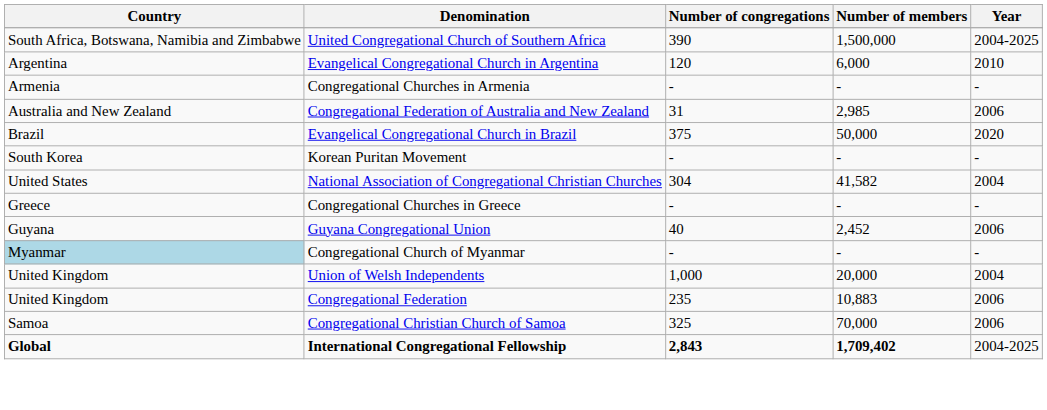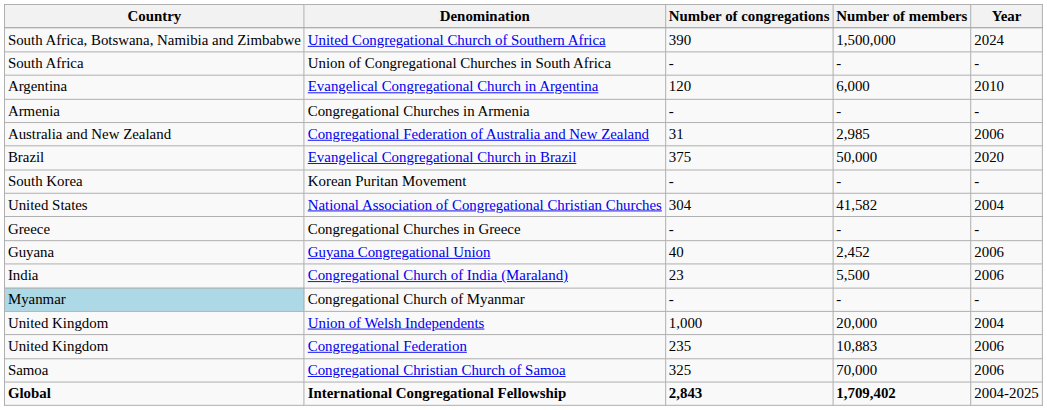(1007, 39) 2004-2025 -> (989, 39) 2024
+ row: (459, 63)
+ row: (438, 275)
